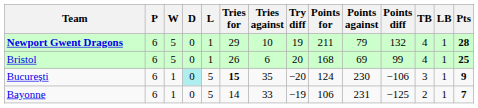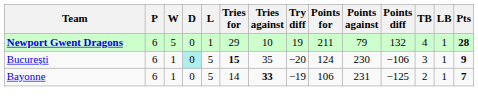- row: (22, 59)
(267, 94) normal -> (267, 77) bold
